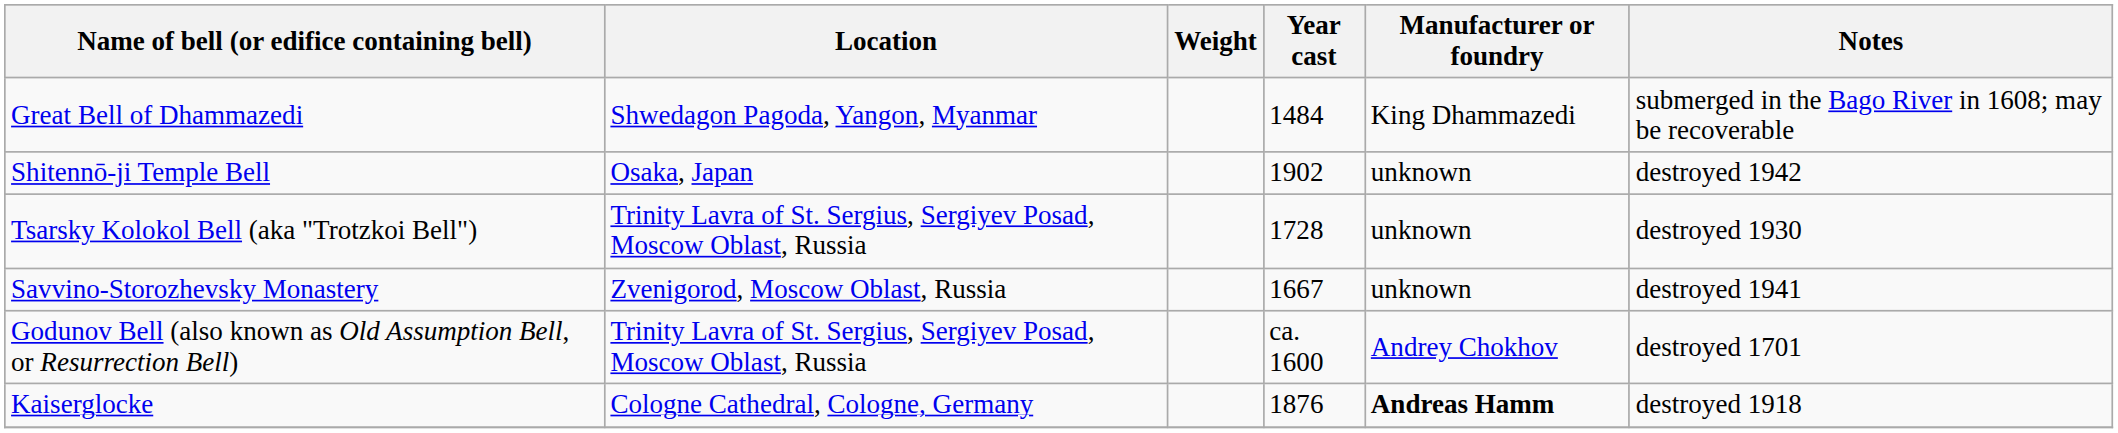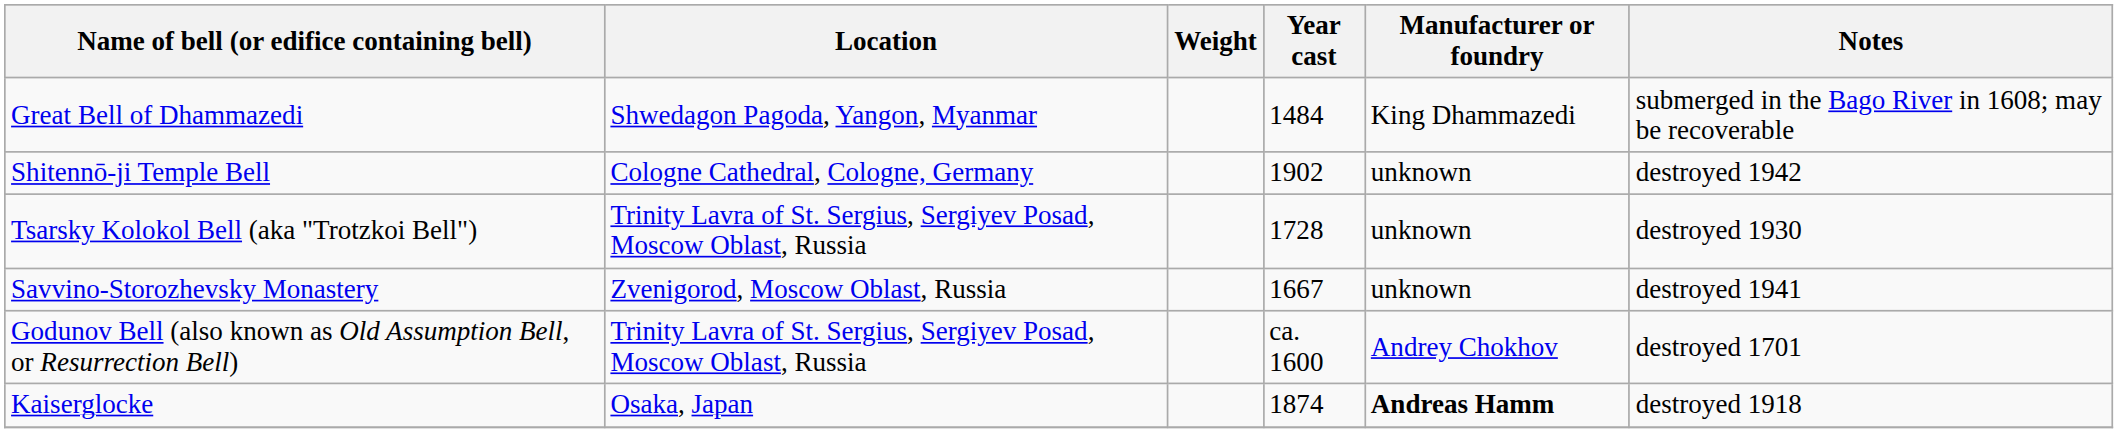(682, 172) Osaka, Japan -> (822, 172) Cologne Cathedral, Cologne, Germany
(822, 404) Cologne Cathedral, Cologne, Germany -> (682, 404) Osaka, Japan
(1296, 404) 1876 -> (1296, 404) 1874
